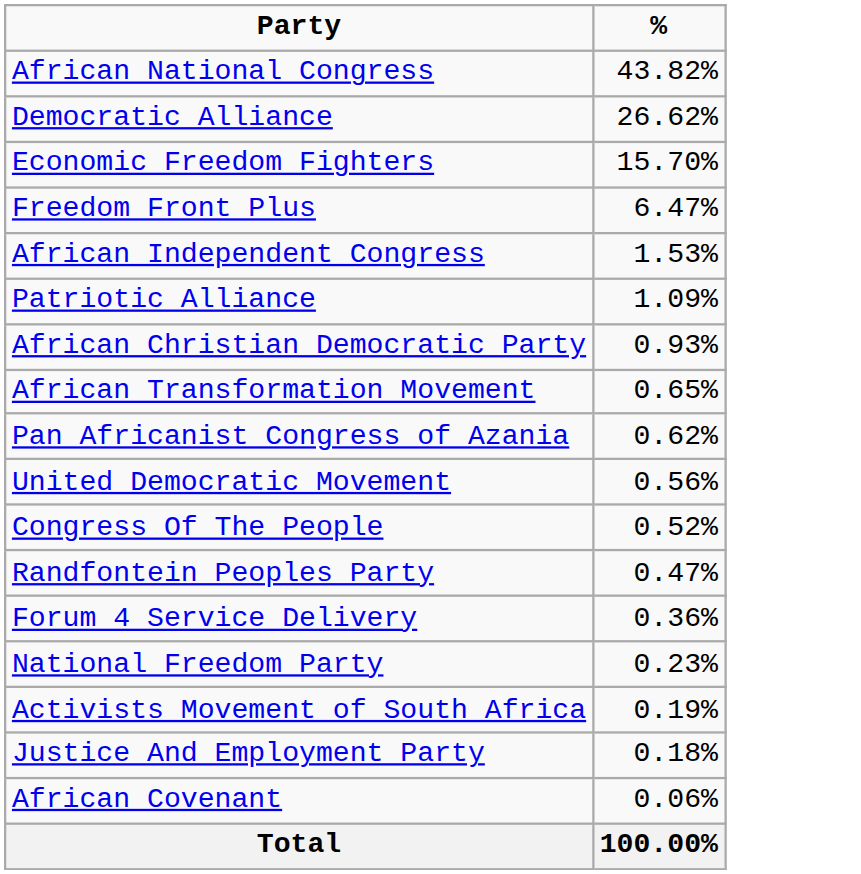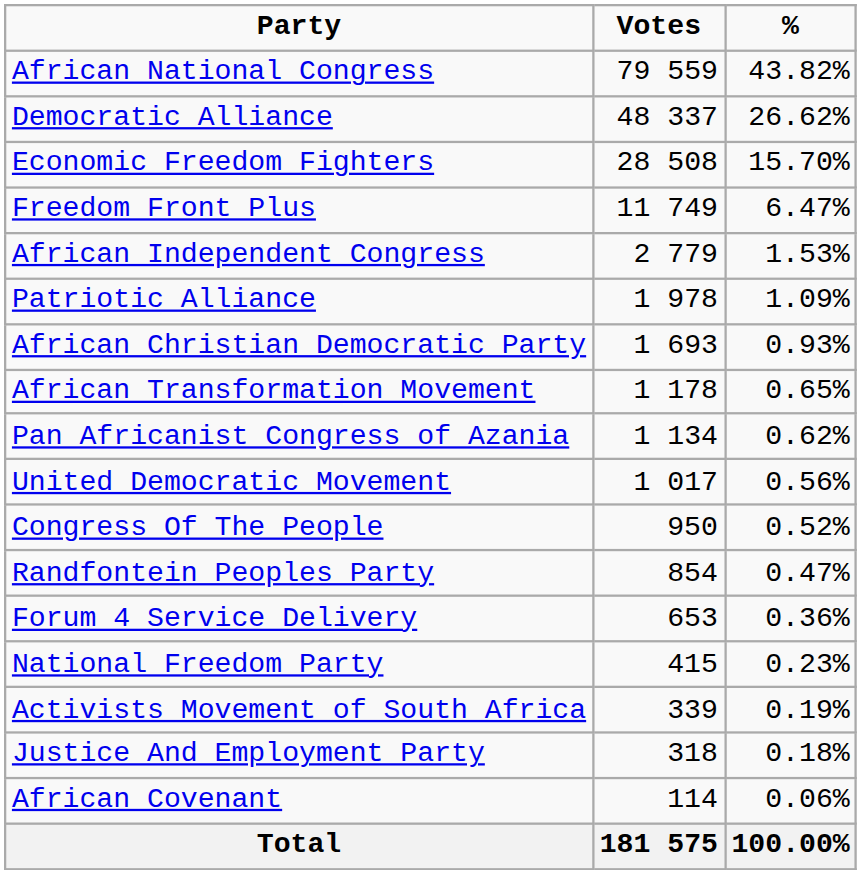+ column: (659, 28)
